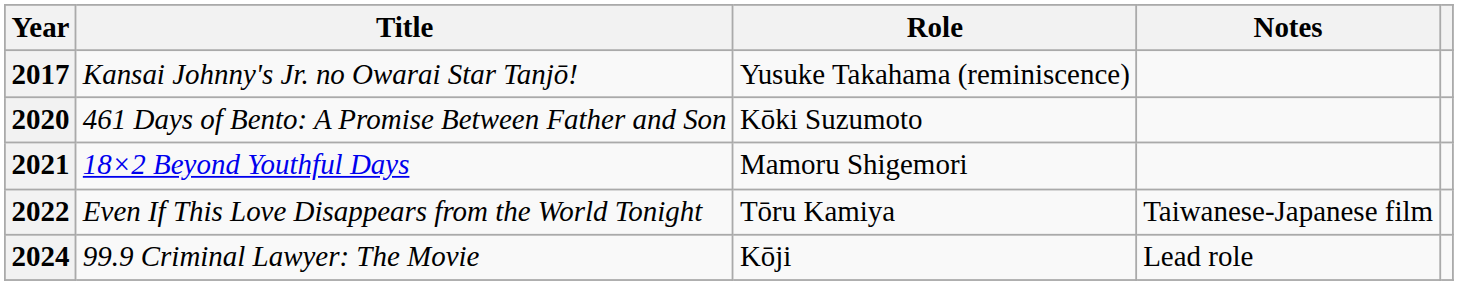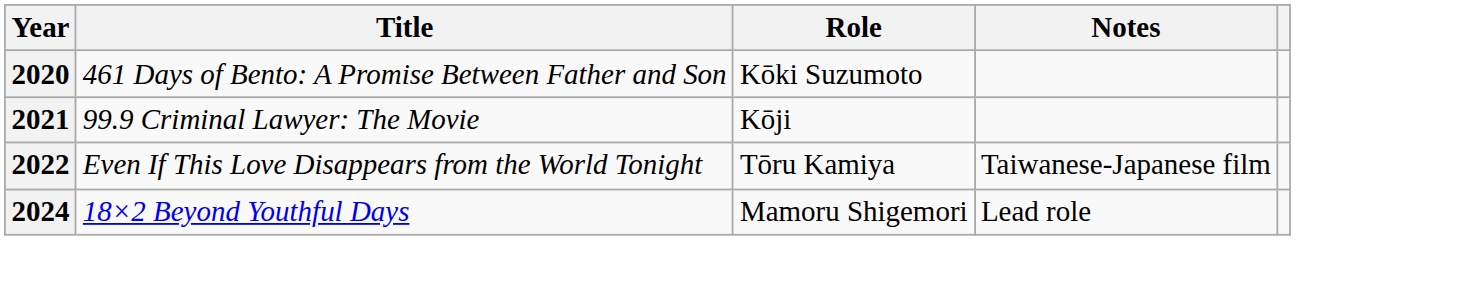- row: (41, 73)
(246, 165) 18×2 Beyond Youthful Days -> (281, 119) 99.9 Criminal Lawyer: The Movie
(854, 165) Mamoru Shigemori -> (766, 119) Kōji
(281, 257) 99.9 Criminal Lawyer: The Movie -> (246, 211) 18×2 Beyond Youthful Days
(766, 257) Kōji -> (854, 211) Mamoru Shigemori
